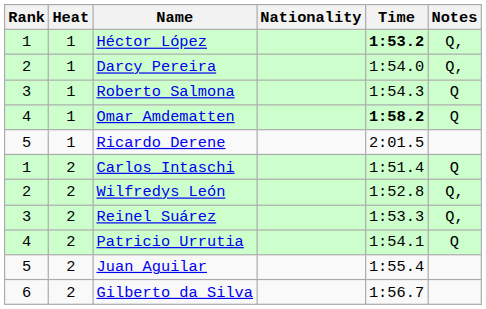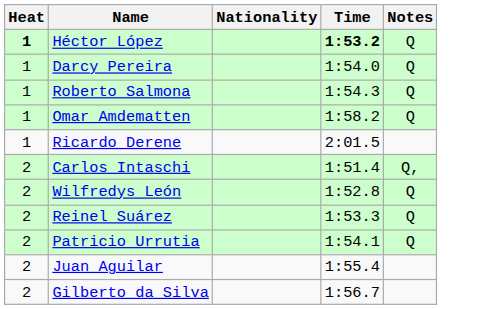- column: (27, 17)
(71, 42) normal -> (27, 42) bold
(454, 42) Q, -> (410, 42) Q
(454, 67) Q, -> (410, 67) Q
(397, 117) bold -> (352, 117) normal
(454, 167) Q -> (410, 167) Q,
(454, 192) Q, -> (410, 192) Q
(454, 217) Q, -> (410, 217) Q
